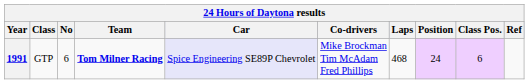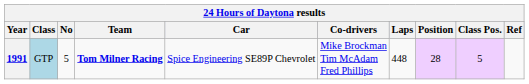(44, 59) no background -> (44, 59) lightblue background
(66, 59) 6 -> (66, 59) 5
(241, 59) lavender background -> (241, 59) no background
(399, 59) 468 -> (399, 59) 448
(436, 59) 24 -> (436, 59) 28
(480, 59) 6 -> (480, 59) 5
